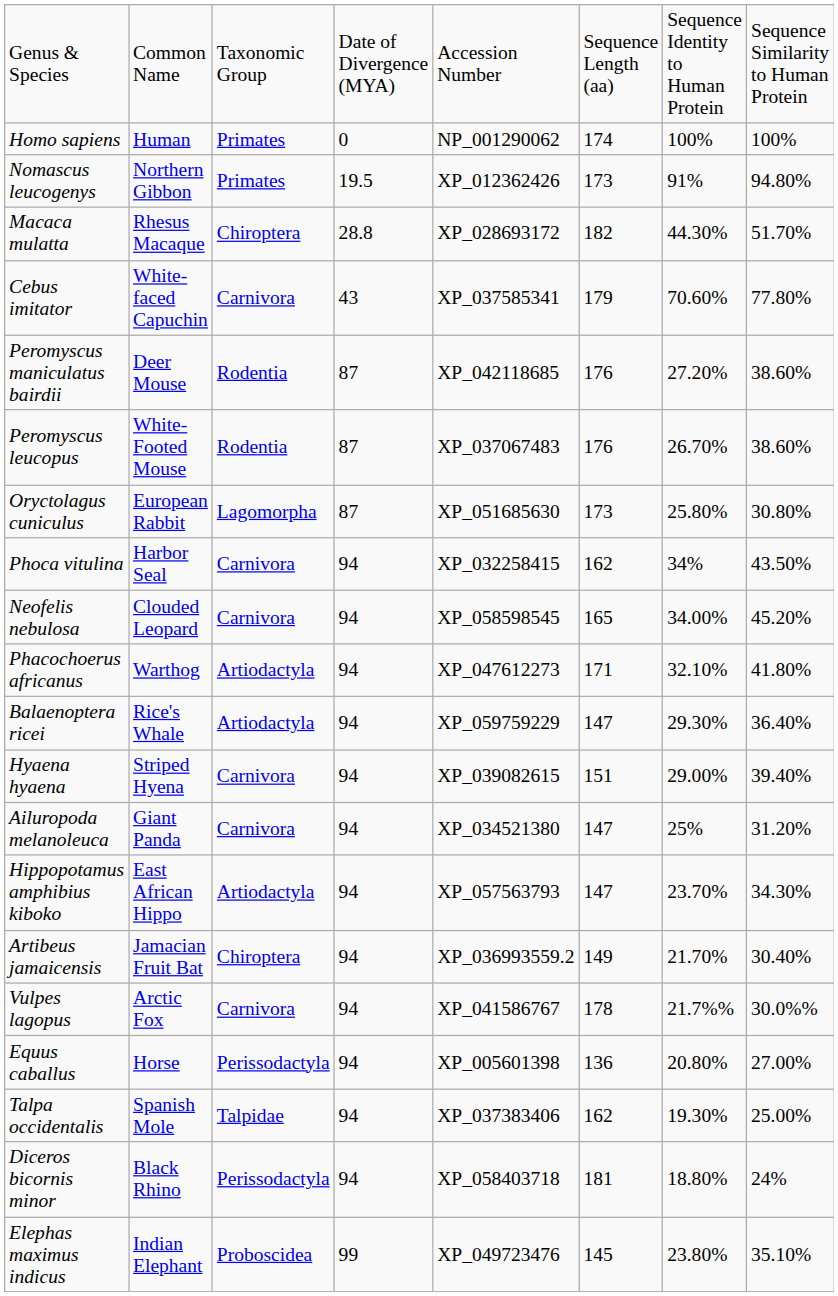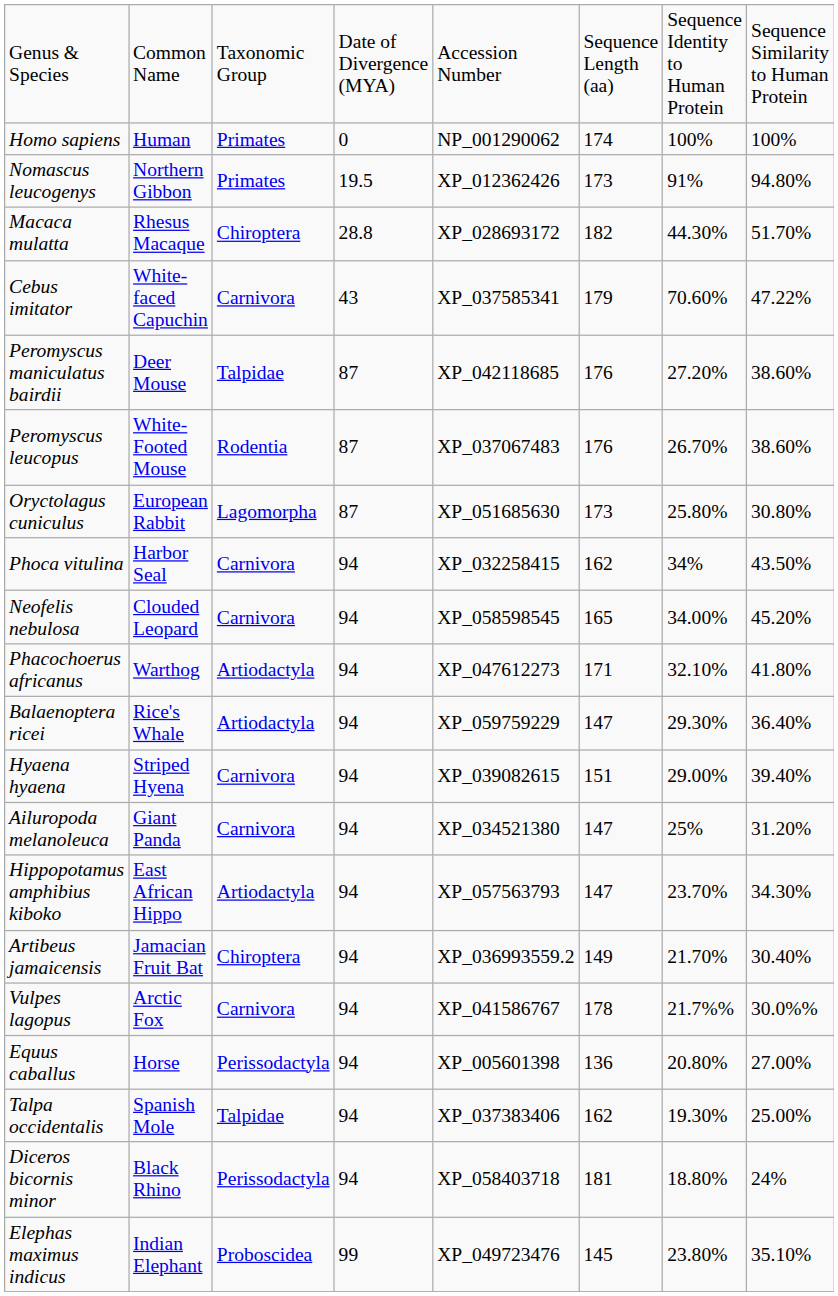(781, 297) 77.80% -> (781, 297) 47.22%
(252, 372) Rodentia -> (250, 372) Talpidae
